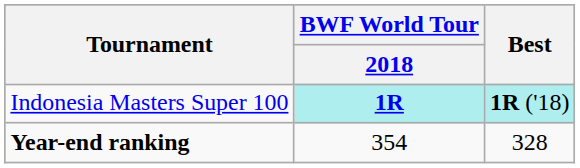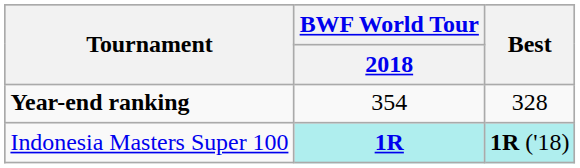rows swapped: (149, 103) <-> (100, 142)
